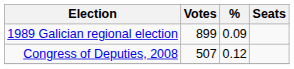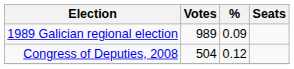(206, 34) 899 -> (206, 34) 989
(206, 53) 507 -> (206, 53) 504
